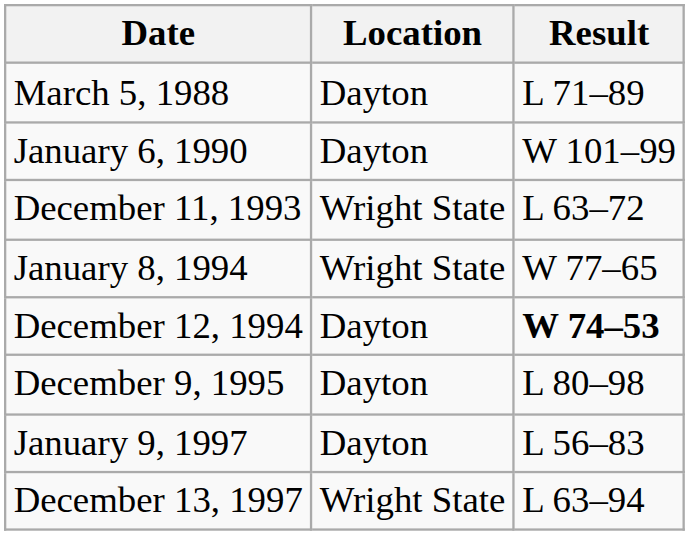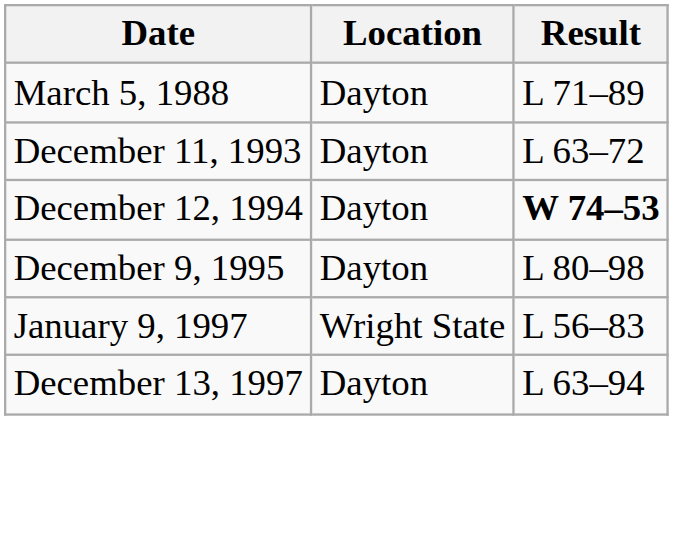- row: (131, 150)
(413, 208) Wright State -> (374, 150) Dayton
- row: (131, 267)
(374, 442) Dayton -> (413, 325) Wright State
(413, 500) Wright State -> (374, 383) Dayton
